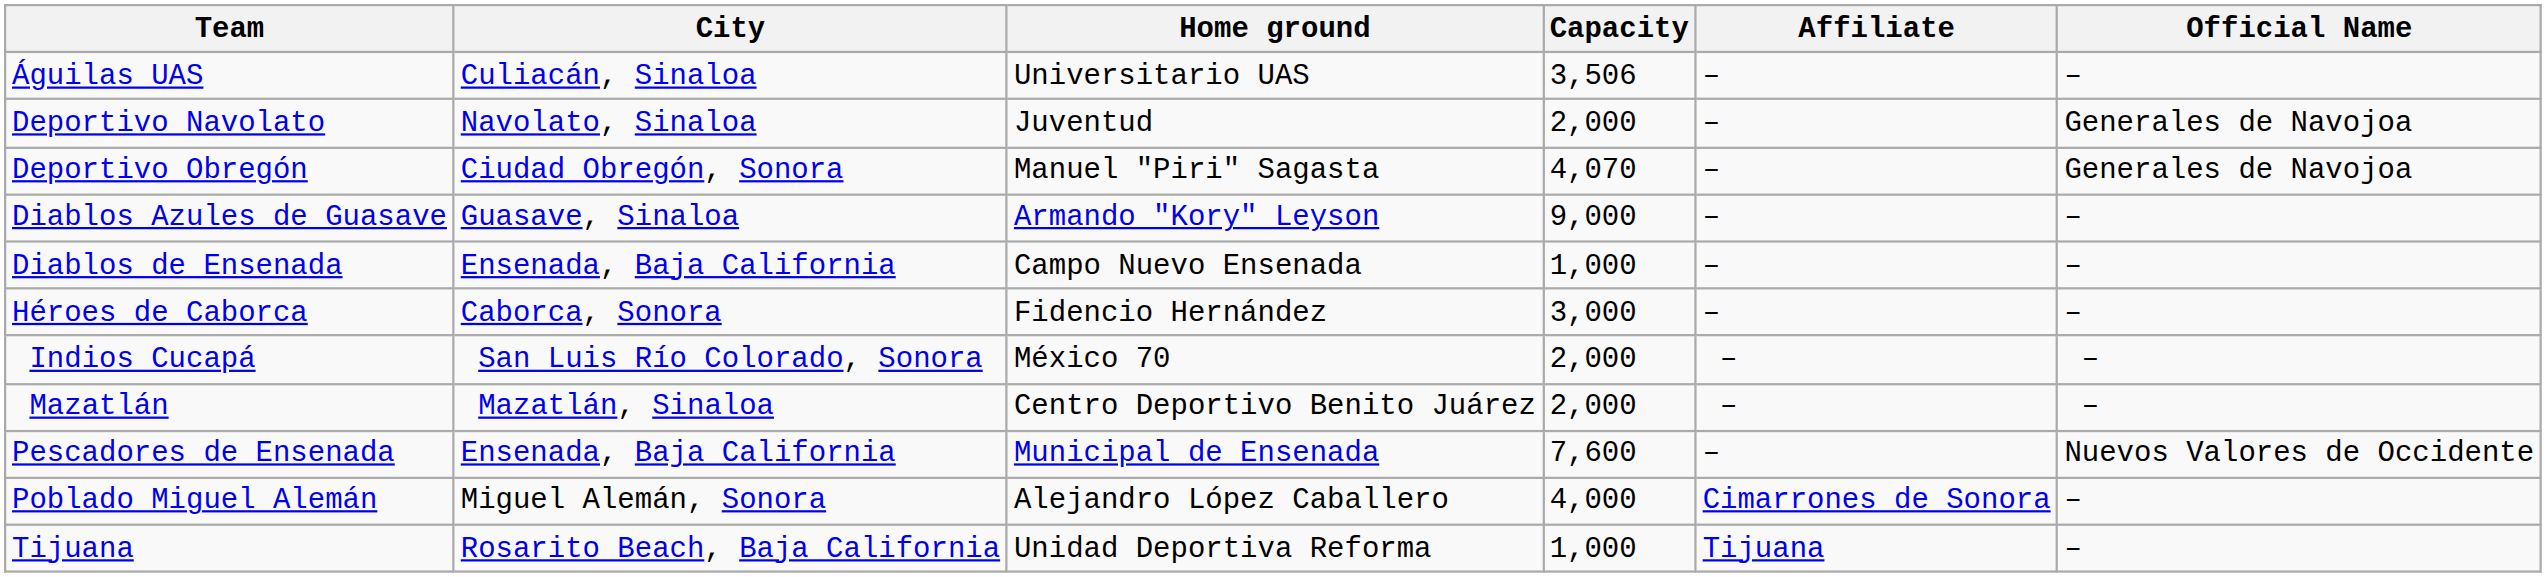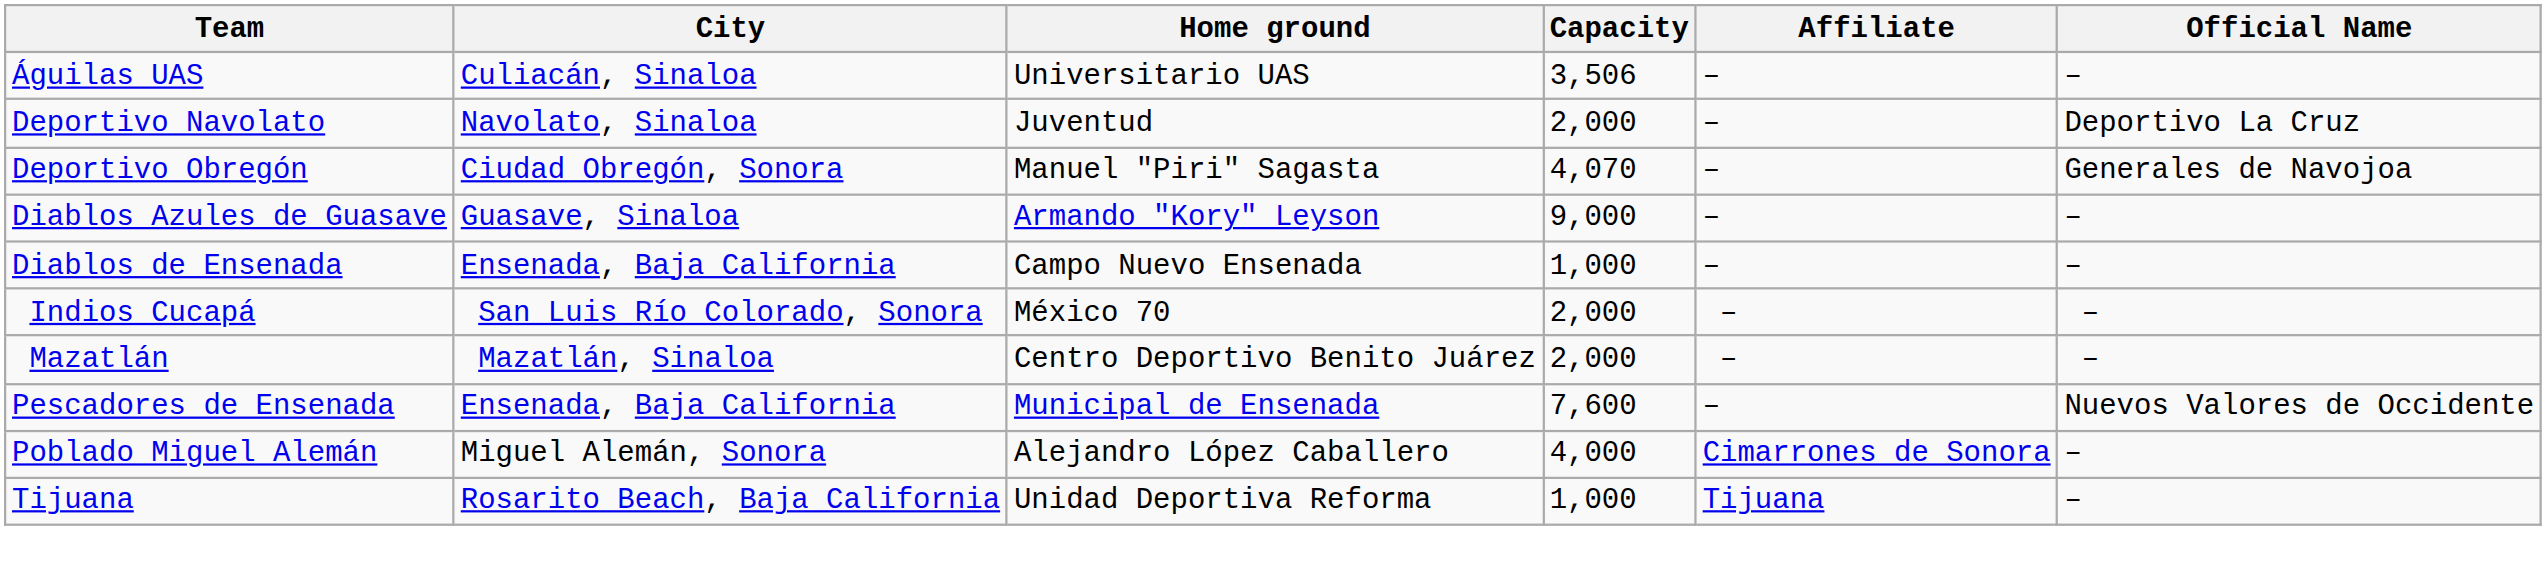(2238, 123) Generales de Navojoa -> (2212, 123) Deportivo La Cruz
- row: (160, 312)
